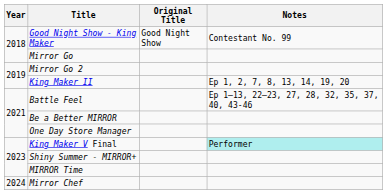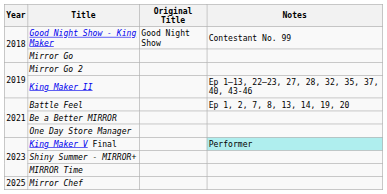(279, 82) Ep 1, 2, 7, 8, 13, 14, 19, 20 -> (294, 87) Ep 1–13, 22–23, 27, 28, 32, 35, 37, 40, 43-46
(294, 100) Ep 1–13, 22–23, 27, 28, 32, 35, 37, 40, 43-46 -> (279, 104) Ep 1, 2, 7, 8, 13, 14, 19, 20
(16, 183) 2024 -> (16, 183) 2025
